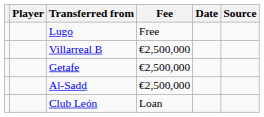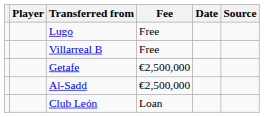(165, 49) €2,500,000 -> (149, 49) Free
